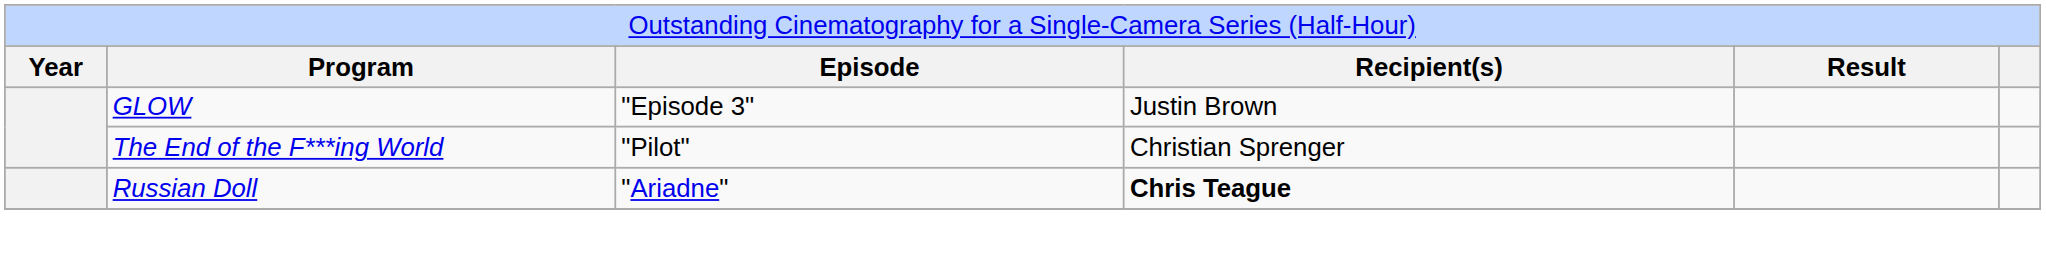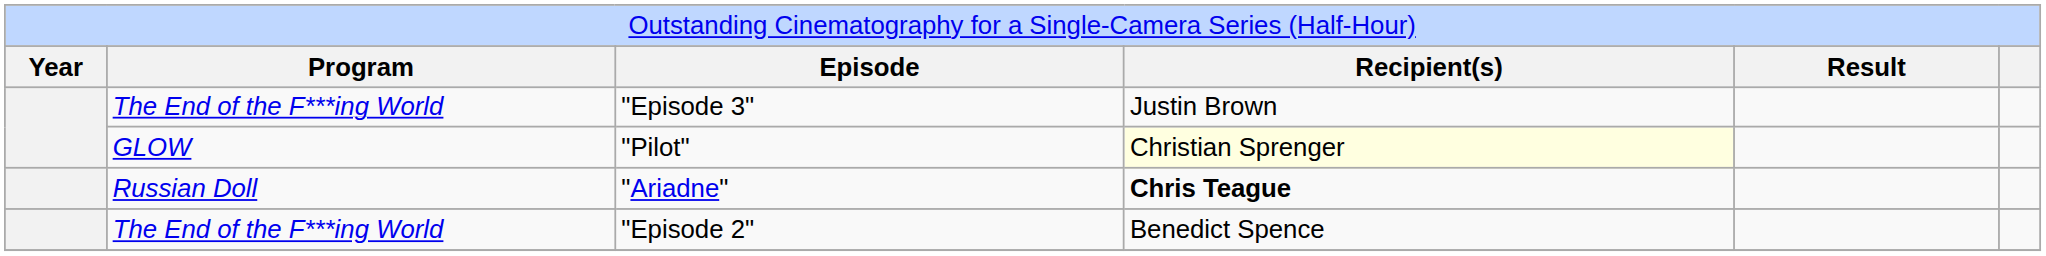(152, 107) GLOW -> (278, 107) The End of the F***ing World
(278, 148) The End of the F***ing World -> (152, 148) GLOW
(1237, 148) no background -> (1237, 148) lightyellow background
+ row: (688, 229)
